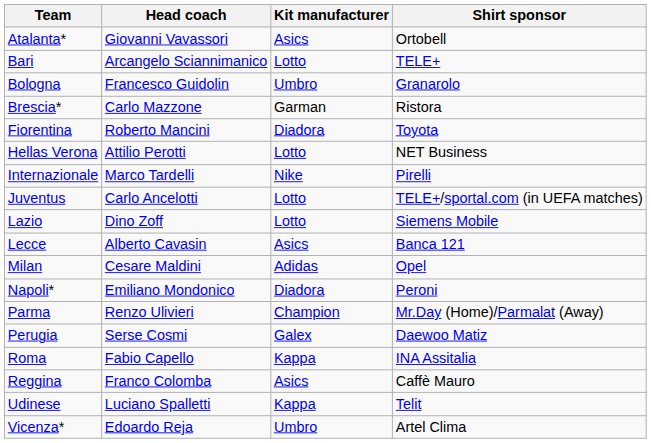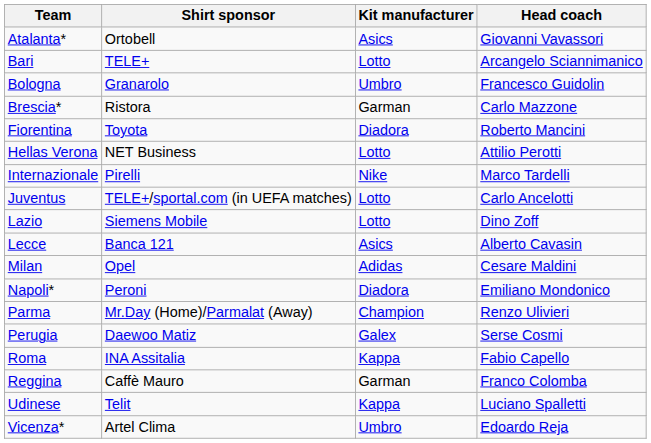columns swapped: (186, 15) <-> (519, 15)
(291, 381) Asics -> (384, 381) Garman
